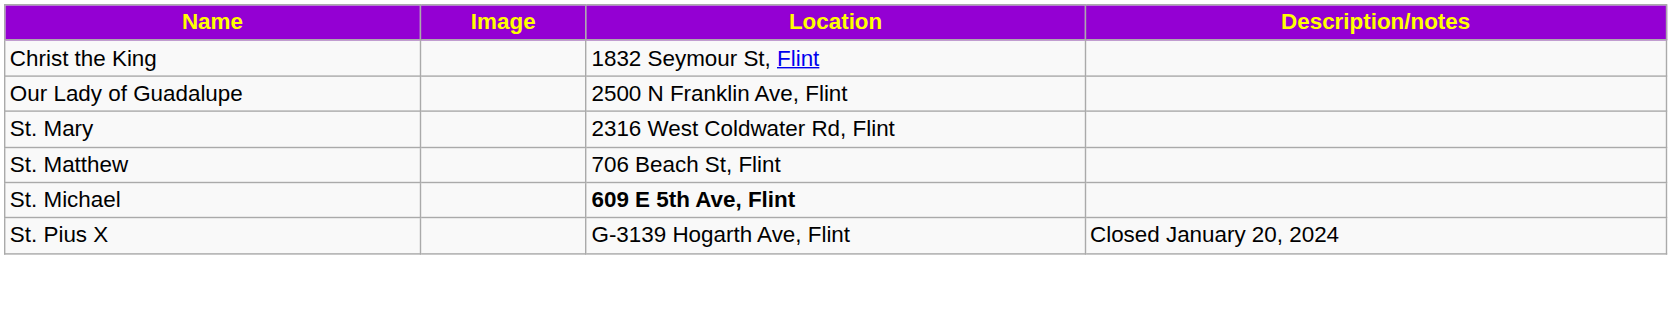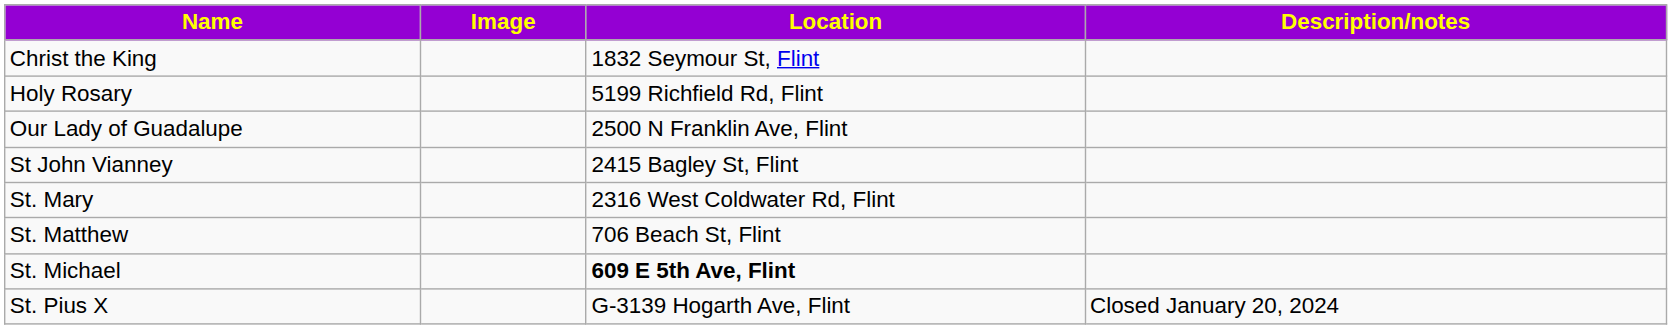+ row: (71, 93)
+ row: (91, 164)
